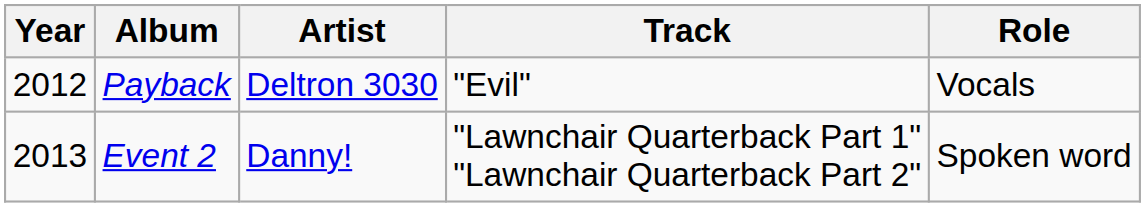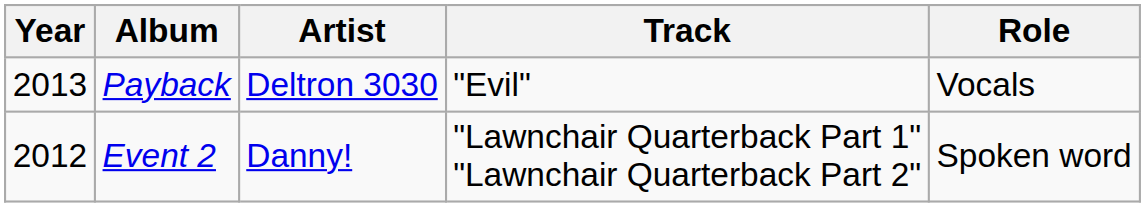(50, 84) 2012 -> (50, 84) 2013
(50, 155) 2013 -> (50, 155) 2012
